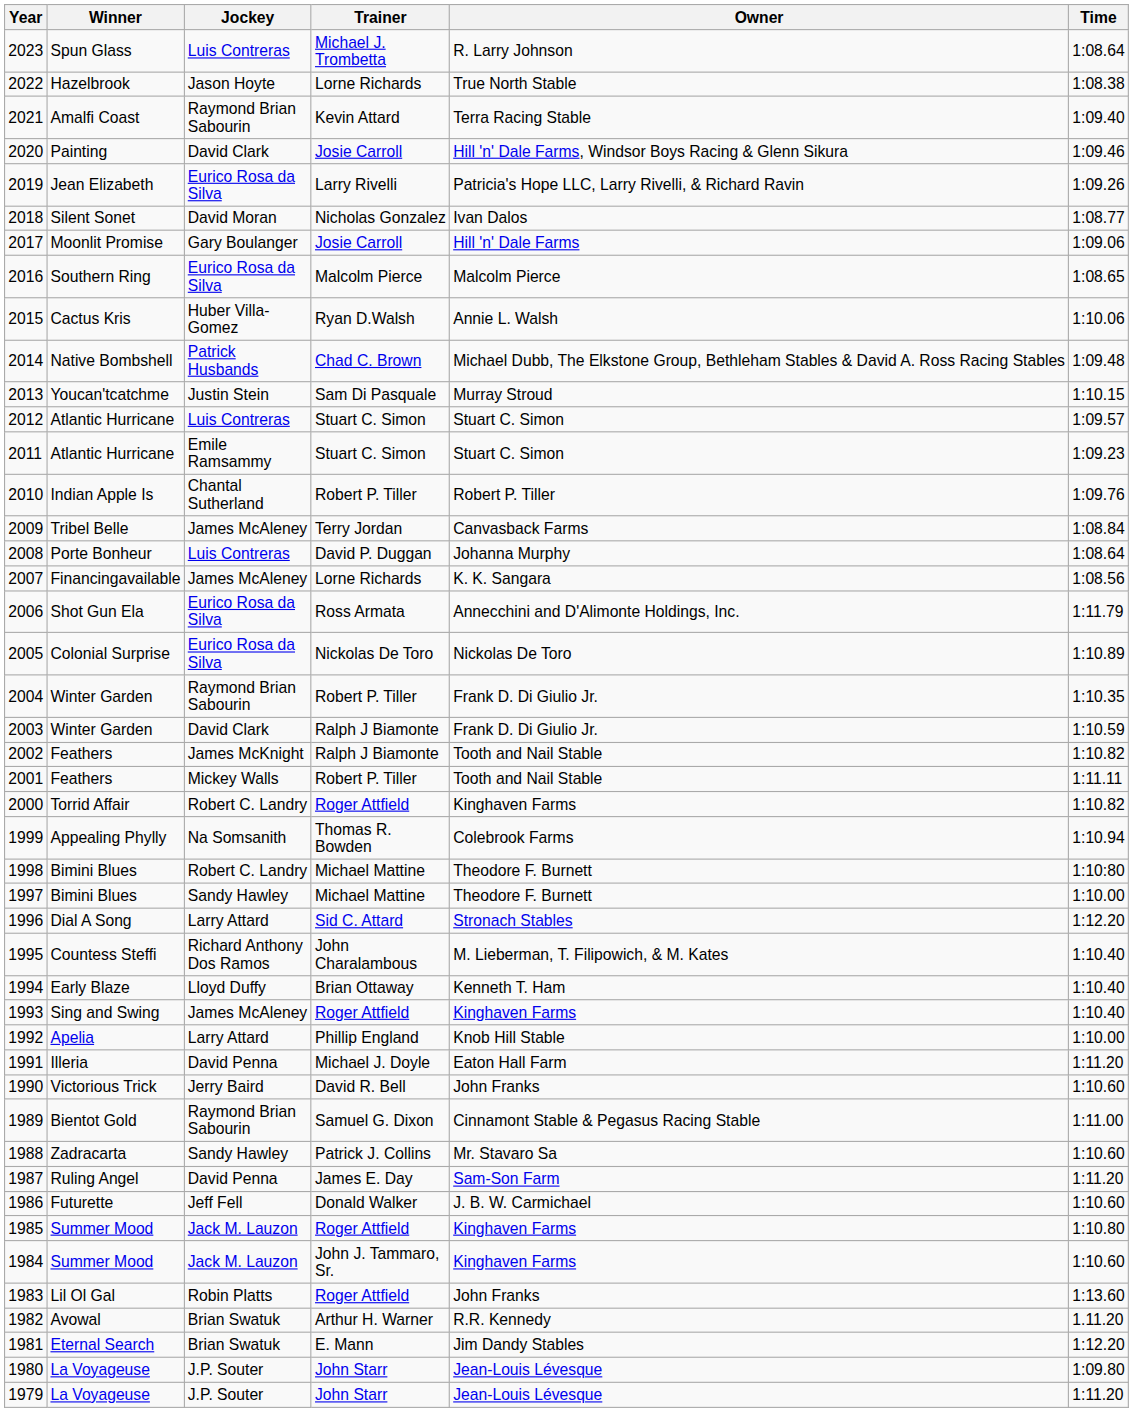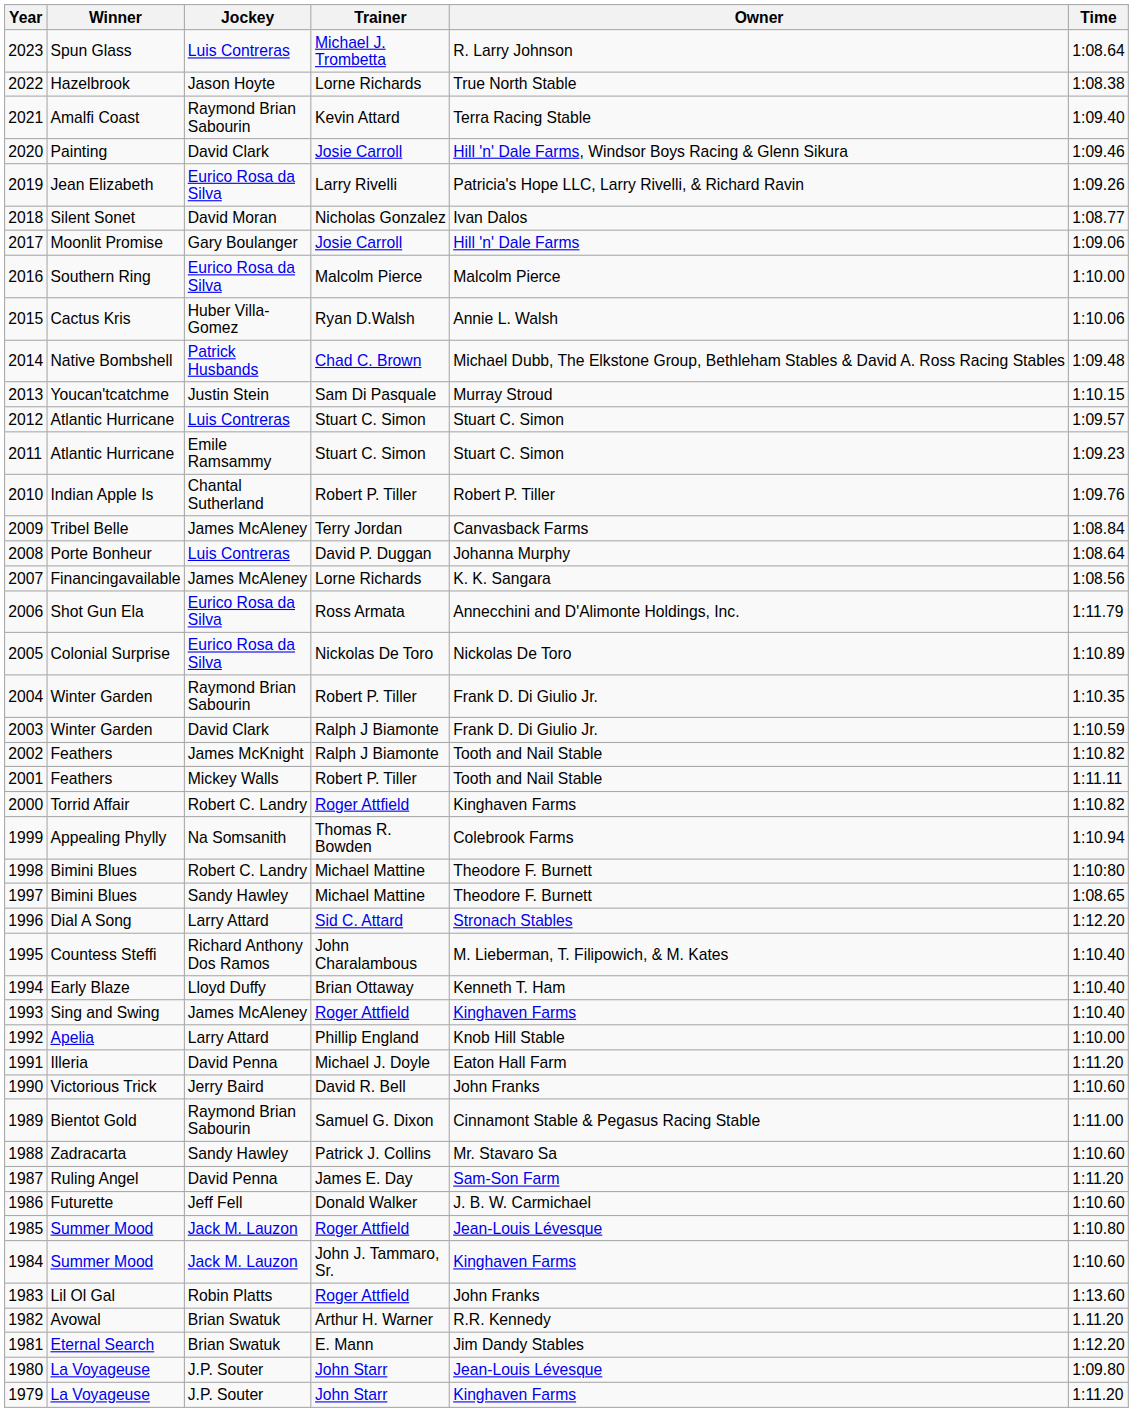(1098, 277) 1:08.65 -> (1098, 277) 1:10.00
(1098, 896) 1:10.00 -> (1098, 896) 1:08.65
(515, 1229) Kinghaven Farms -> (528, 1229) Jean-Louis Lévesque
(528, 1395) Jean-Louis Lévesque -> (515, 1395) Kinghaven Farms
